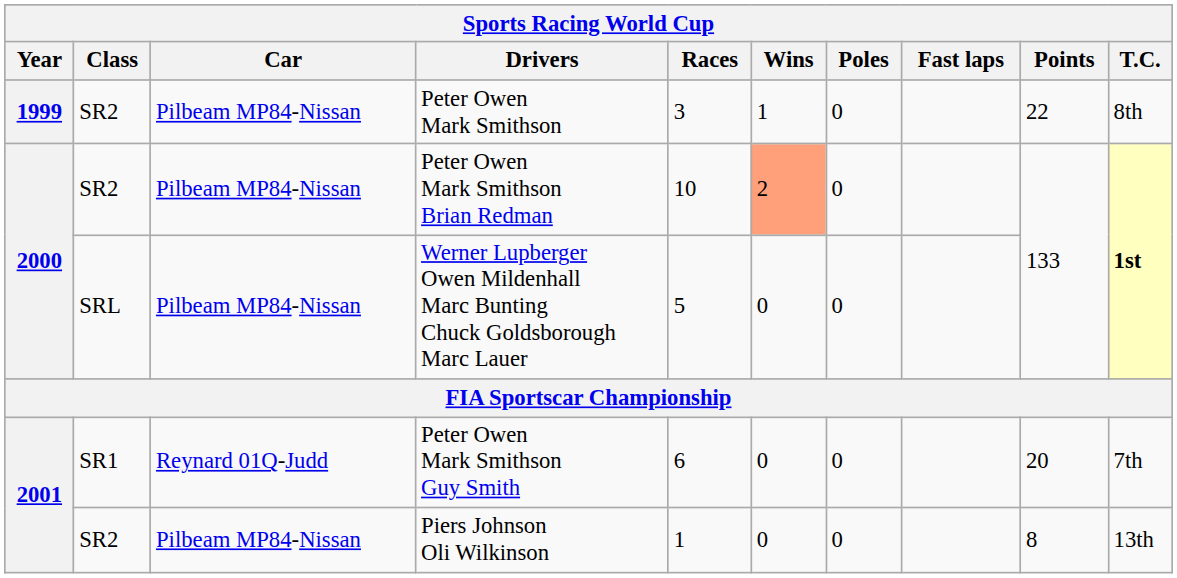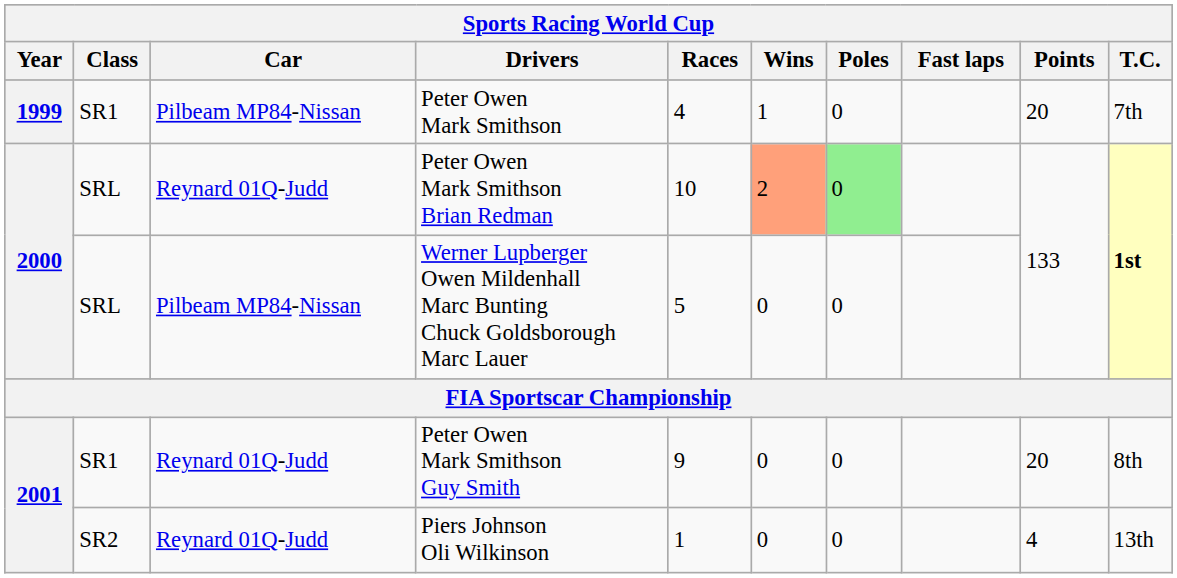(99, 111) SR2 -> (99, 111) SR1
(679, 111) 3 -> (679, 111) 4
(1037, 111) 22 -> (1037, 111) 20
(1128, 111) 8th -> (1128, 111) 7th
(99, 188) SR2 -> (100, 188) SRL
(258, 188) Pilbeam MP84-Nissan -> (242, 188) Reynard 01Q-Judd
(837, 188) no background -> (837, 188) lightgreen background
(679, 461) 6 -> (679, 461) 9
(1128, 461) 7th -> (1128, 461) 8th
(258, 538) Pilbeam MP84-Nissan -> (242, 538) Reynard 01Q-Judd
(1032, 538) 8 -> (1032, 538) 4
